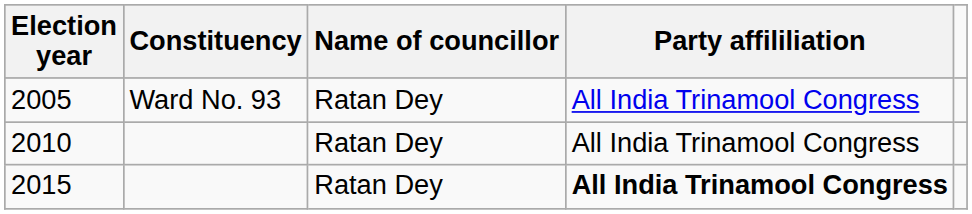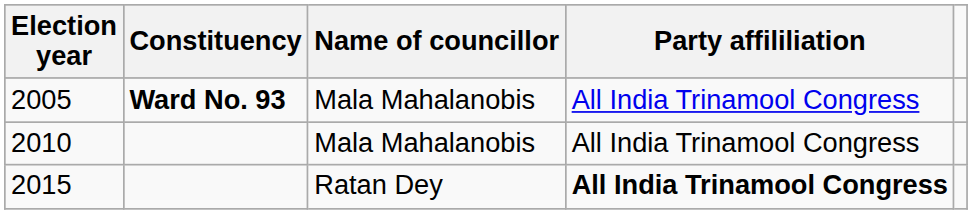(205, 99) normal -> (208, 99) bold
(379, 99) Ratan Dey -> (425, 99) Mala Mahalanobis
(379, 142) Ratan Dey -> (425, 142) Mala Mahalanobis
